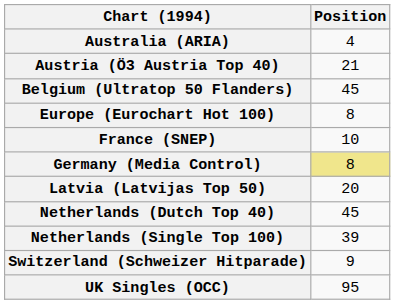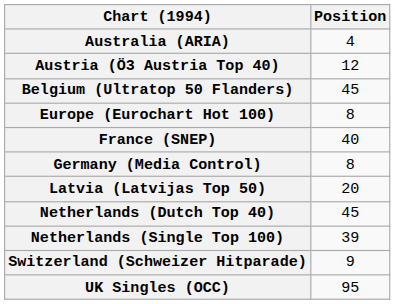(350, 66) 21 -> (350, 66) 12
(350, 140) 10 -> (350, 140) 40
(350, 164) khaki background -> (350, 164) no background
